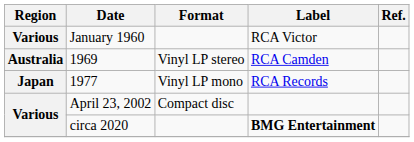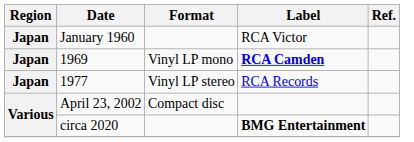(35, 37) Various -> (31, 37) Japan
(35, 59) Australia -> (31, 59) Japan
(201, 59) Vinyl LP stereo -> (191, 59) Vinyl LP mono
(290, 59) normal -> (283, 59) bold
(200, 81) Vinyl LP mono -> (191, 81) Vinyl LP stereo
